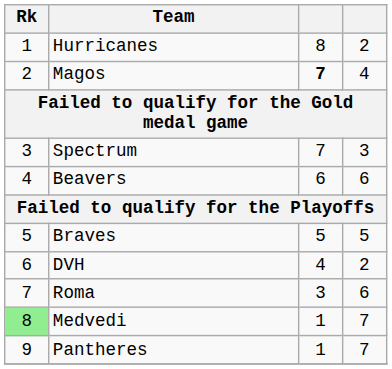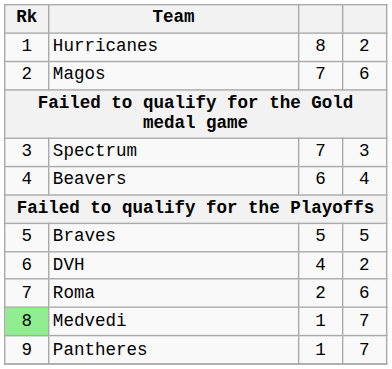(320, 76) bold -> (320, 76) normal
(364, 76) 4 -> (364, 76) 6
(364, 181) 6 -> (364, 181) 4
(320, 294) 3 -> (320, 294) 2
